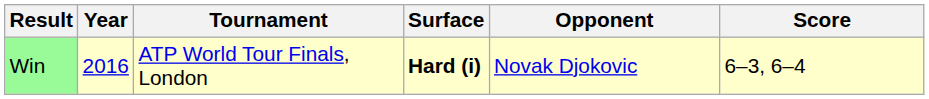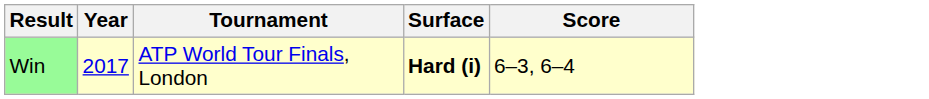- column: (604, 20)
(106, 65) 2016 -> (106, 65) 2017
